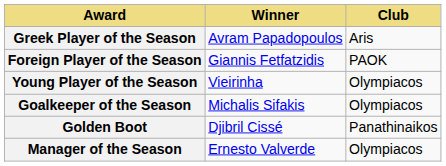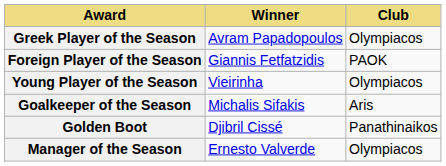(361, 37) Aris -> (386, 37) Olympiacos
(386, 104) Olympiacos -> (361, 104) Aris
